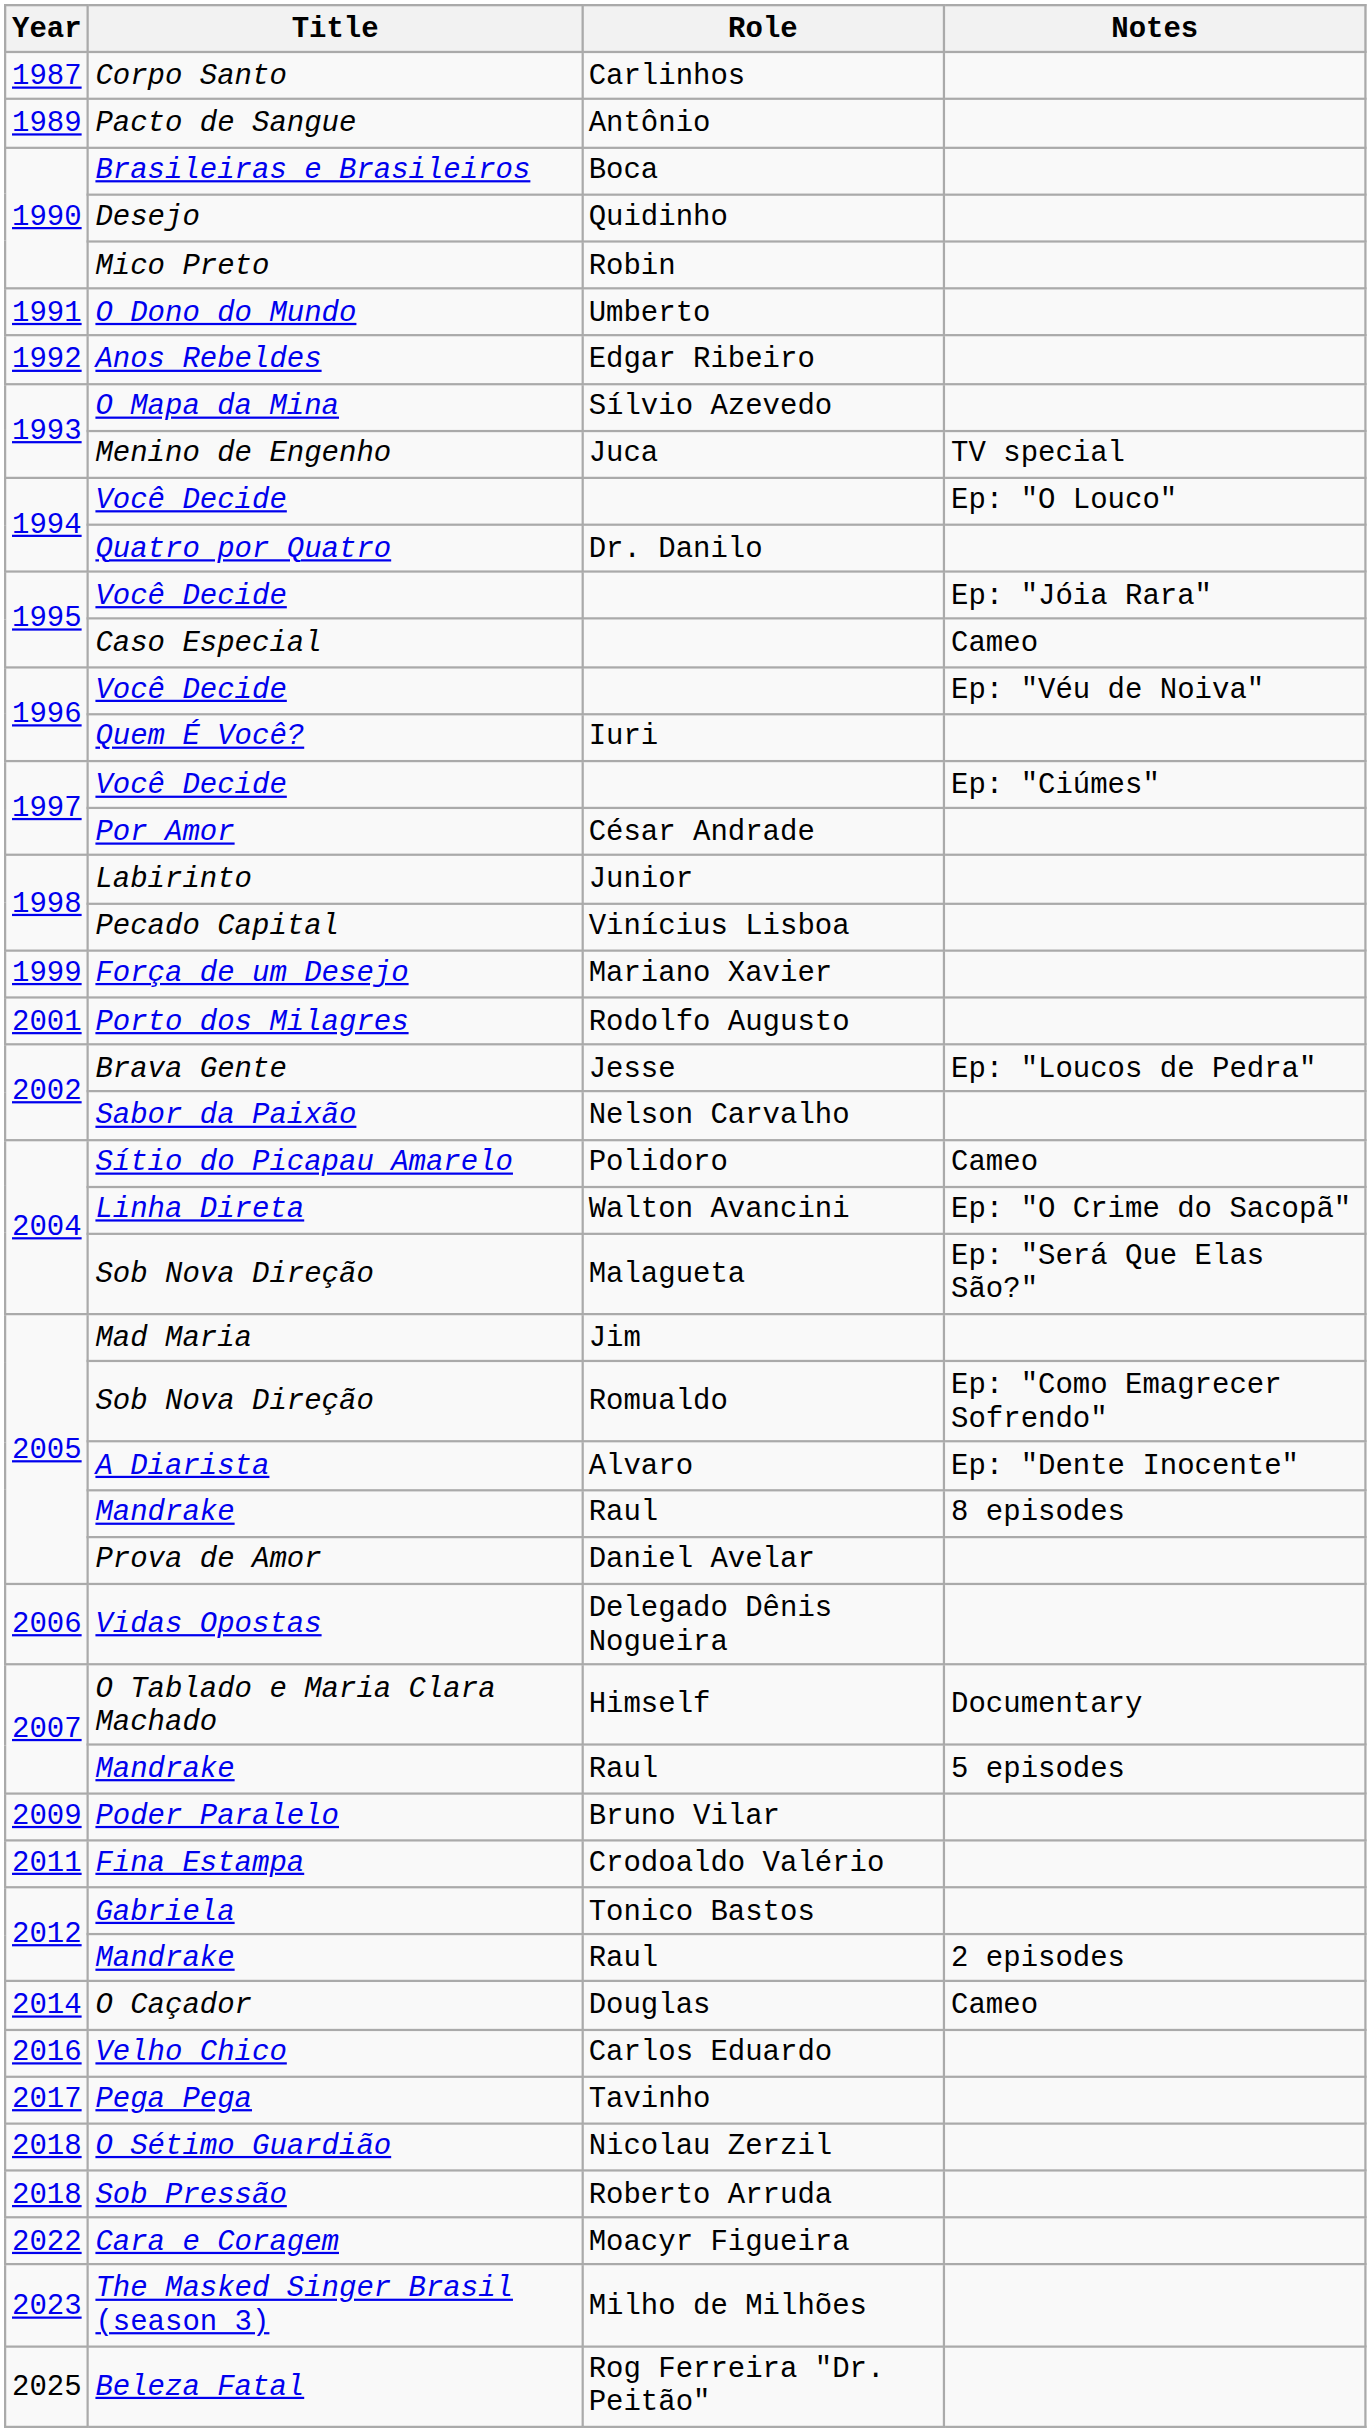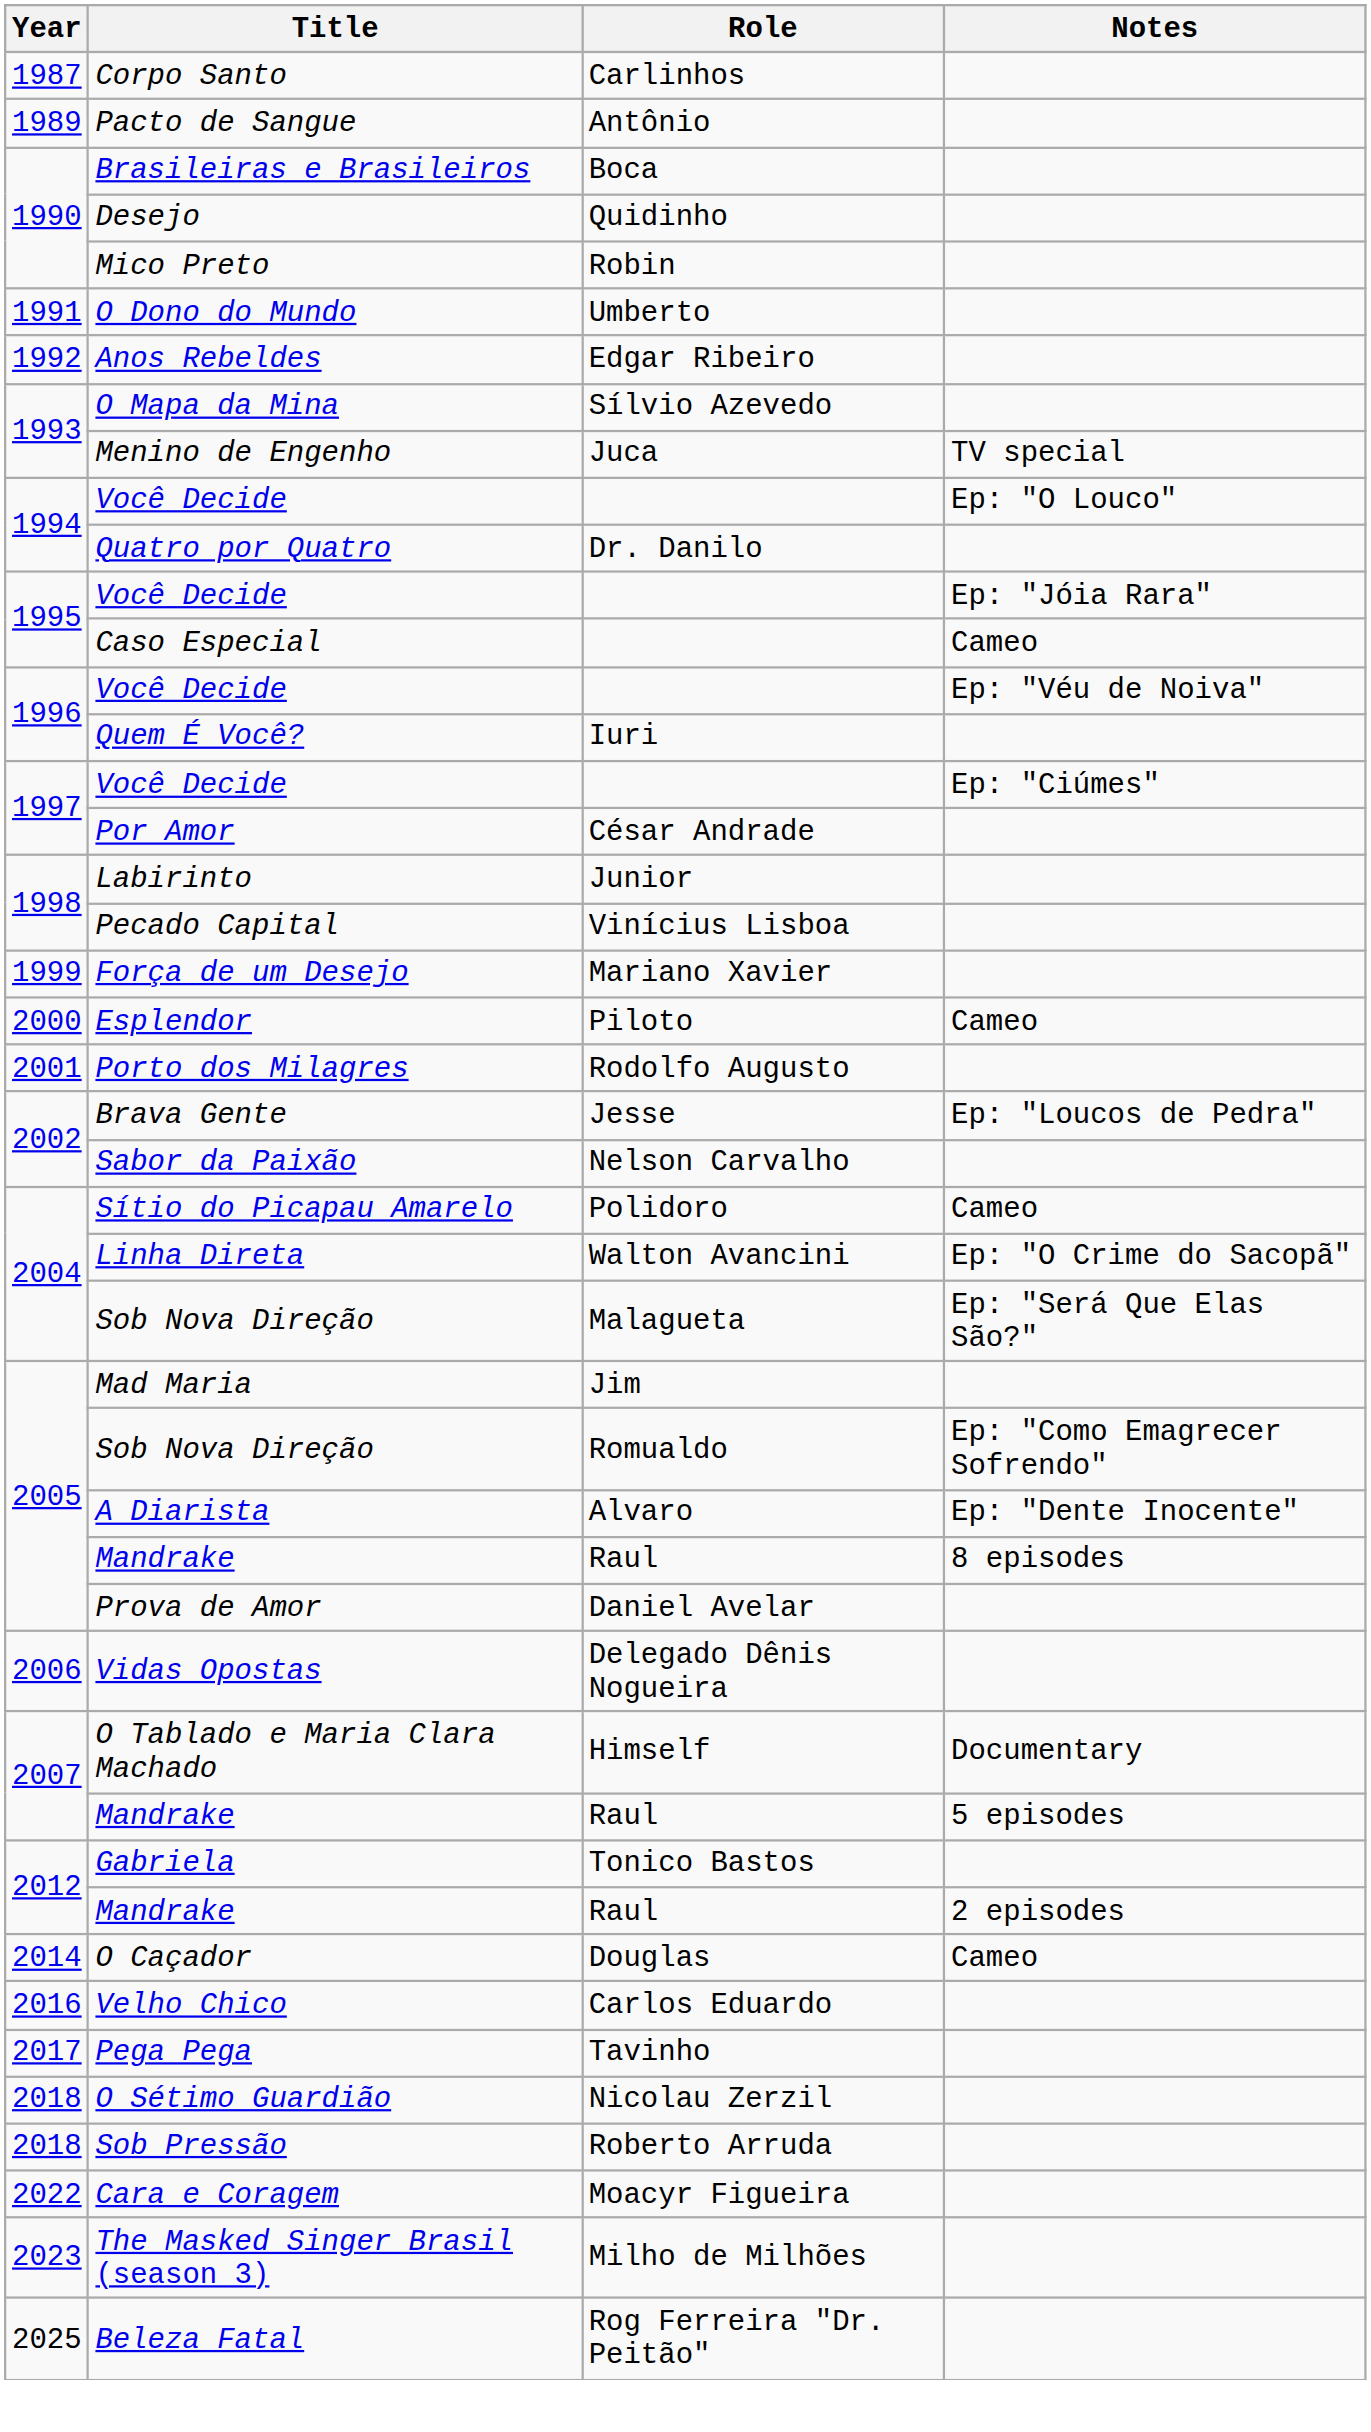+ row: (47, 1021)
- row: (47, 1816)
- row: (47, 1863)
